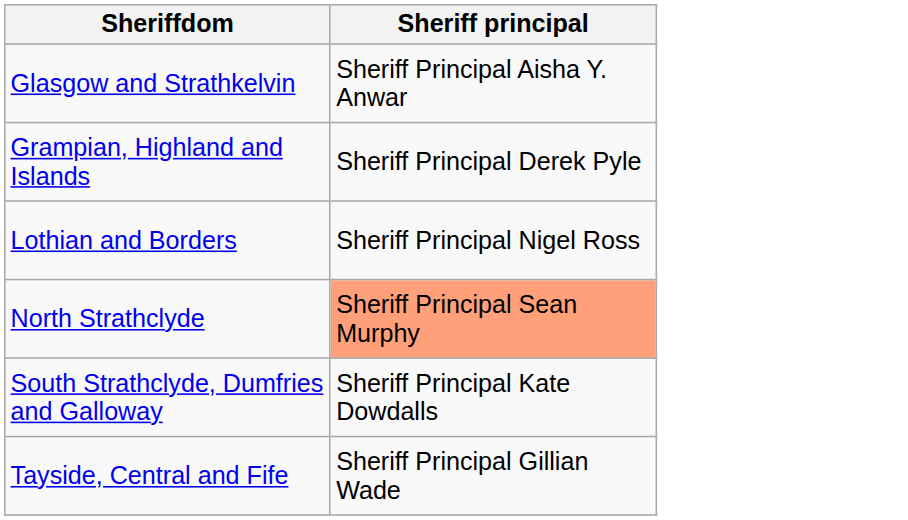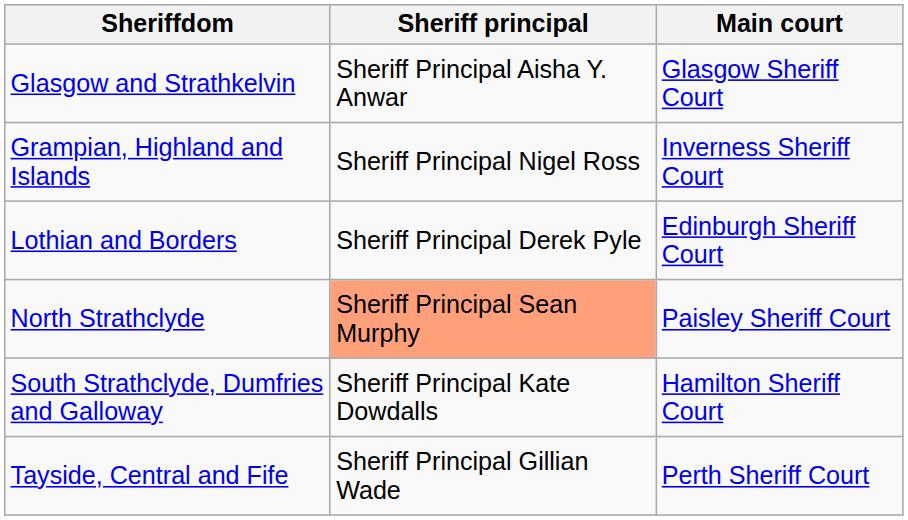+ column: (779, 24)
(489, 162) Sheriff Principal Derek Pyle -> (488, 162) Sheriff Principal Nigel Ross
(488, 240) Sheriff Principal Nigel Ross -> (489, 240) Sheriff Principal Derek Pyle
